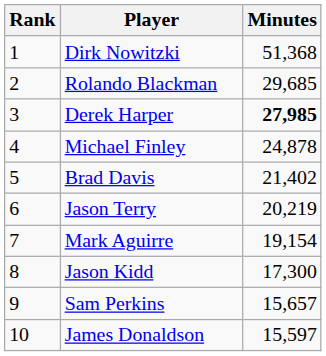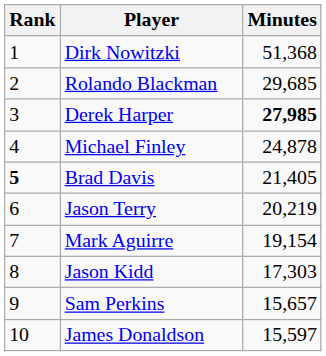(14, 177) normal -> (14, 177) bold
(290, 177) 21,402 -> (290, 177) 21,405
(290, 271) 17,300 -> (290, 271) 17,303
